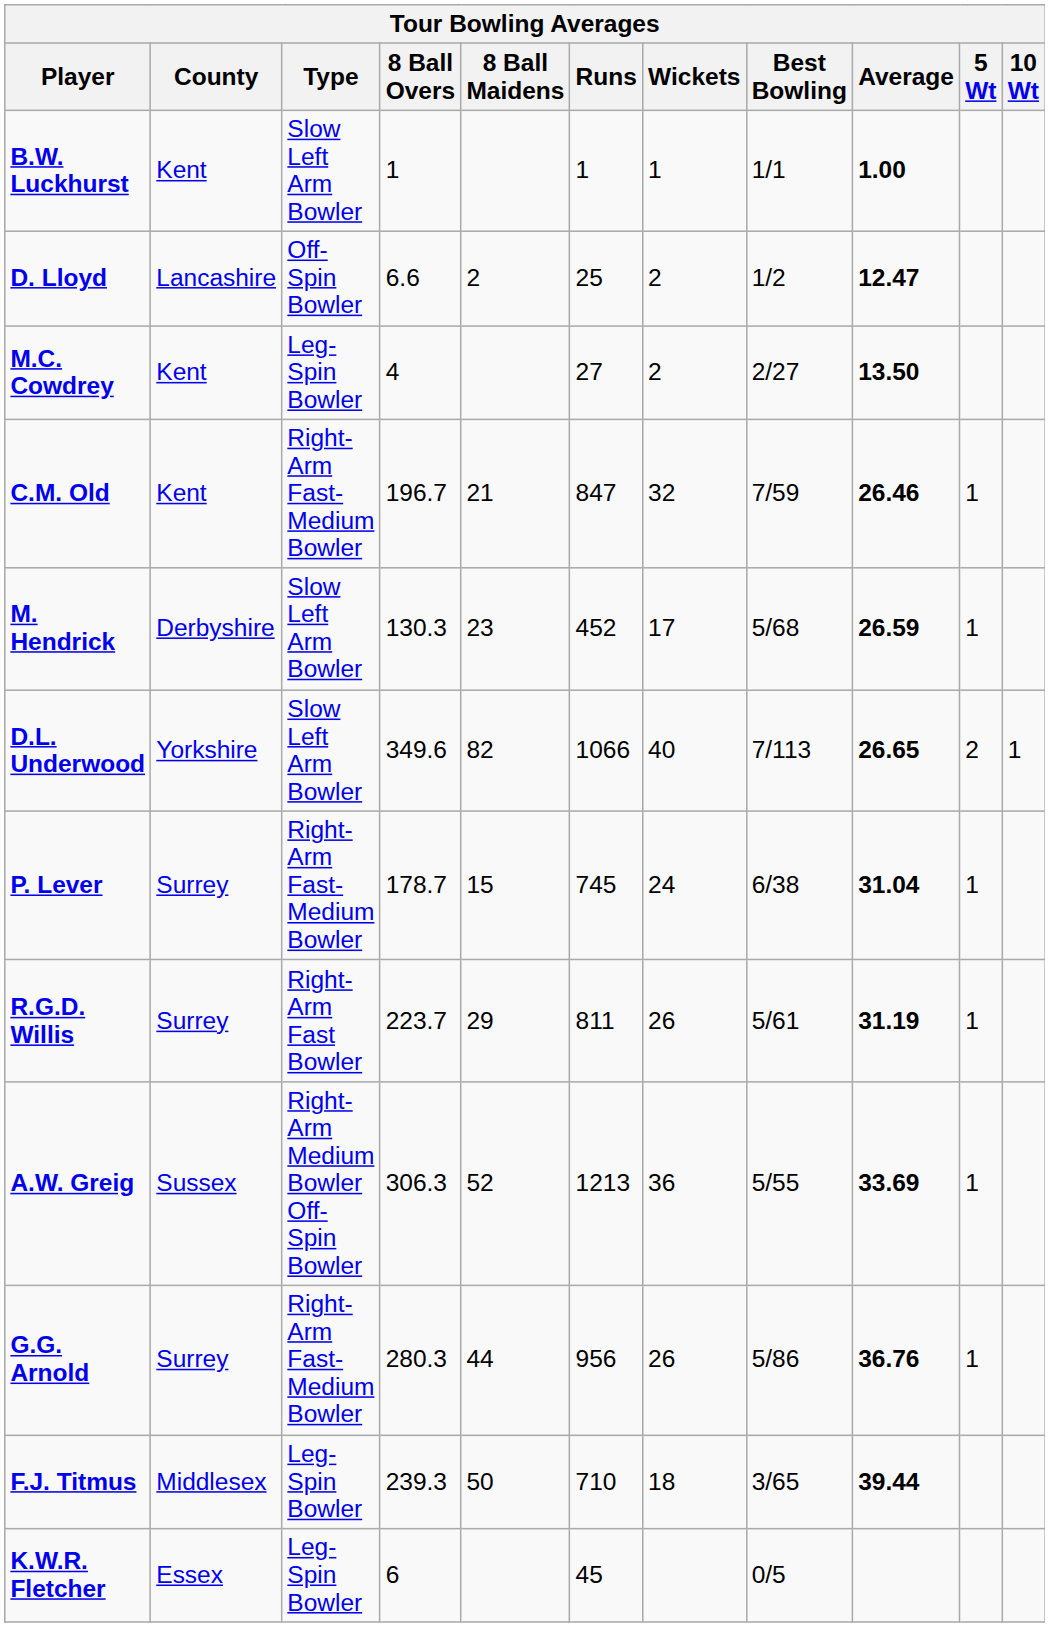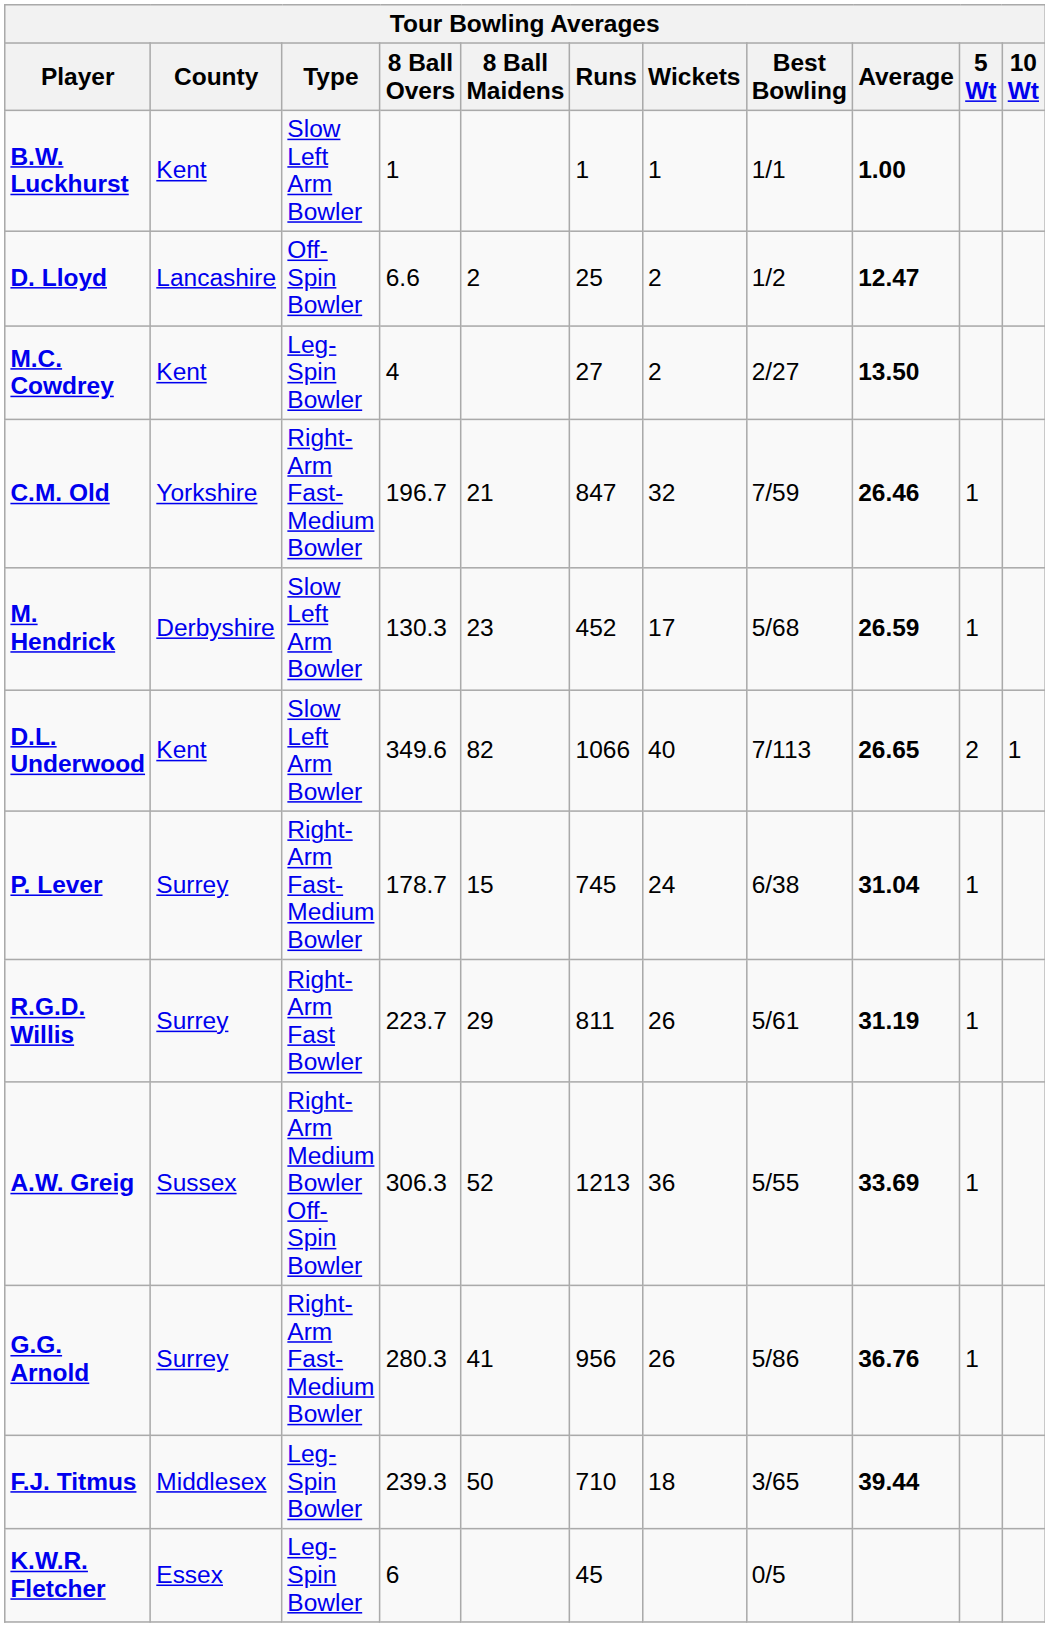(181, 493) Kent -> (207, 493) Yorkshire
(207, 750) Yorkshire -> (181, 750) Kent
(480, 1359) 44 -> (480, 1359) 41
